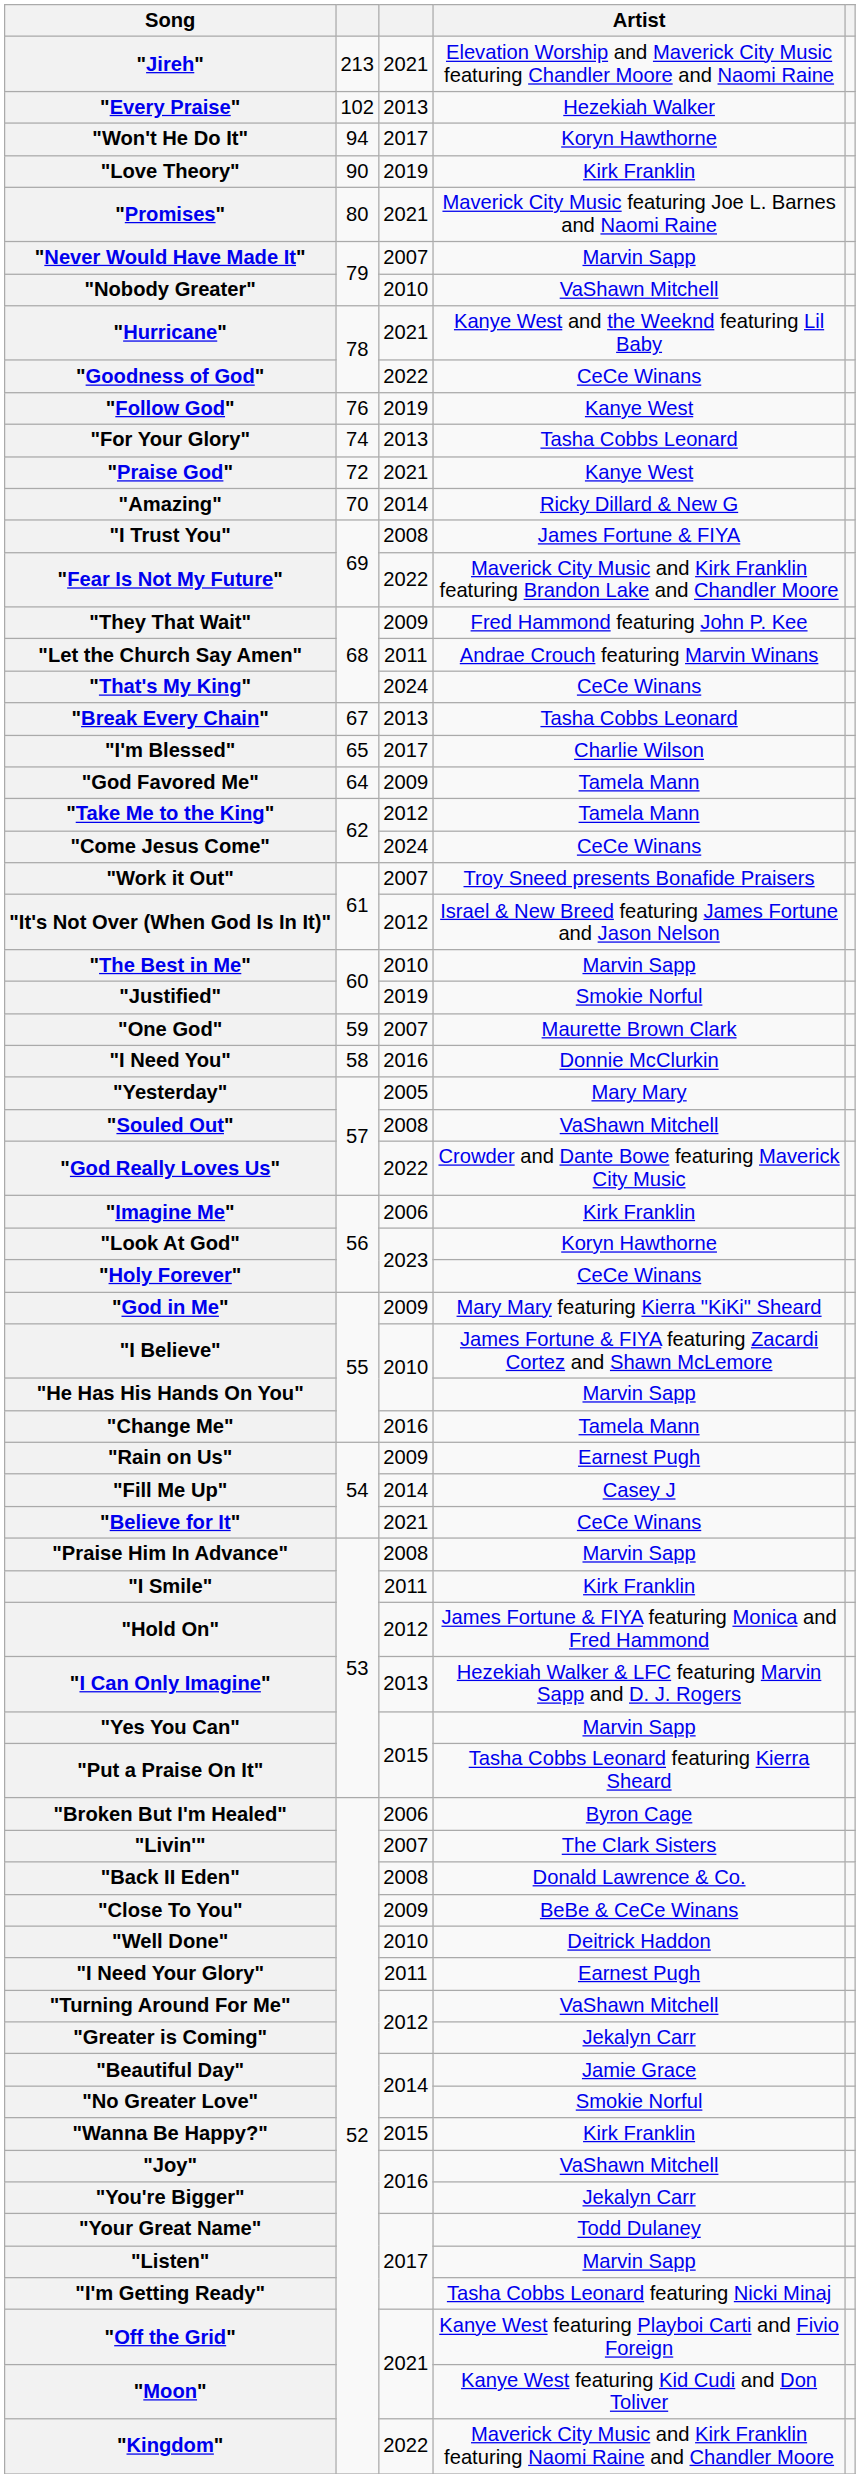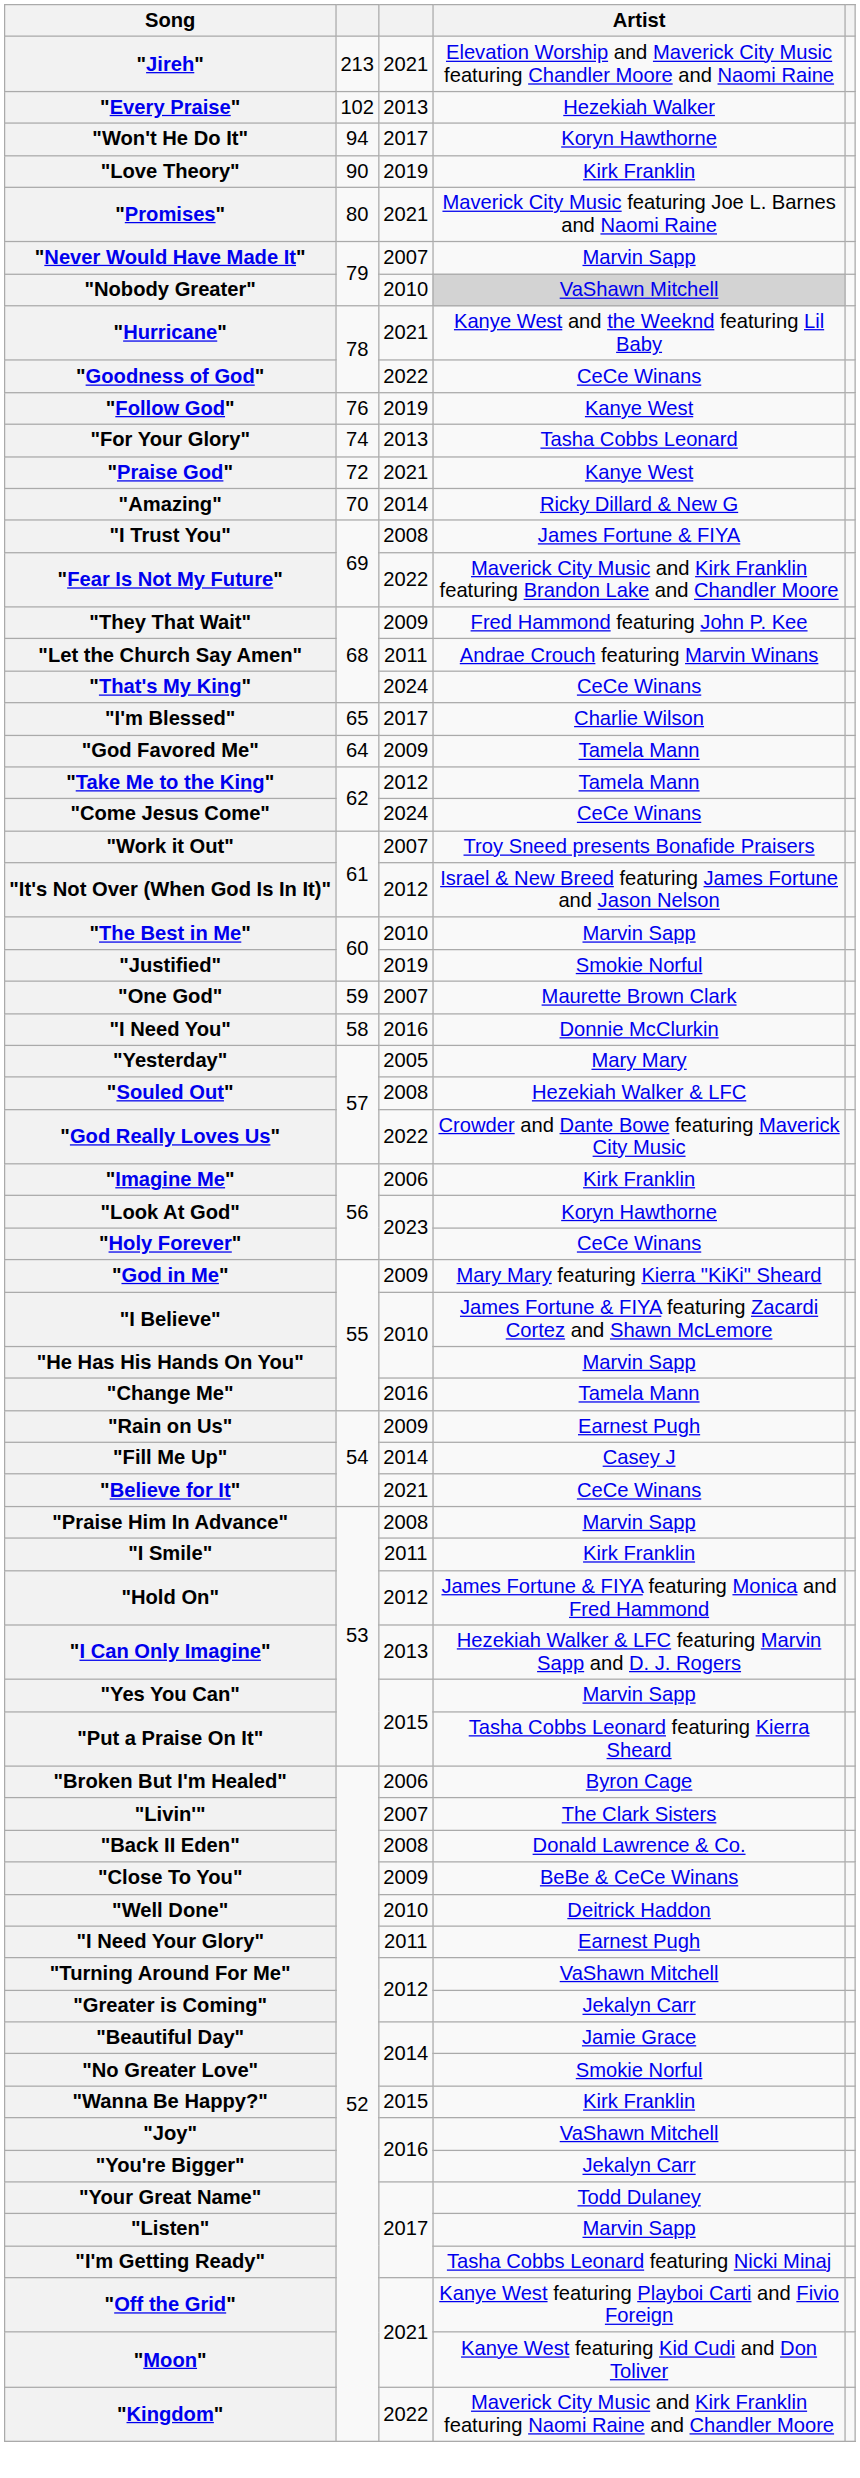(639, 289) no background -> (639, 289) lightgrey background
- row: (170, 718)
(639, 1125) VaShawn Mitchell -> (639, 1093) Hezekiah Walker & LFC
